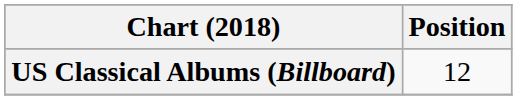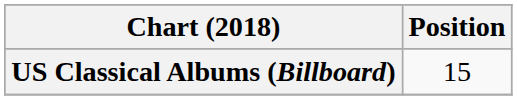(457, 71) 12 -> (457, 71) 15
